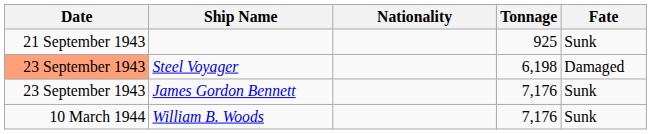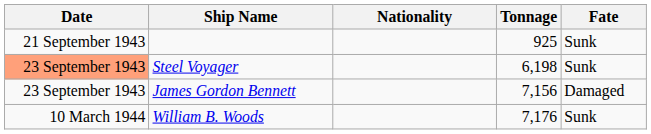(594, 66) Damaged -> (580, 66) Sunk
(539, 91) 7,176 -> (539, 91) 7,156
(580, 91) Sunk -> (594, 91) Damaged
